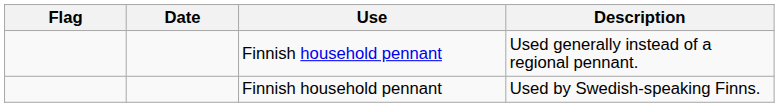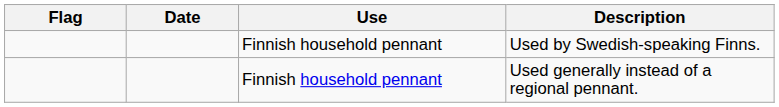rows swapped: (611, 53) <-> (635, 89)
